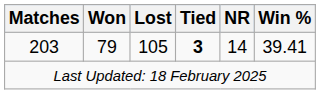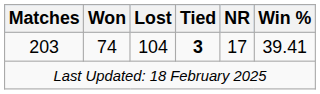(107, 46) 79 -> (107, 46) 74
(153, 46) 105 -> (153, 46) 104
(237, 46) 14 -> (237, 46) 17
